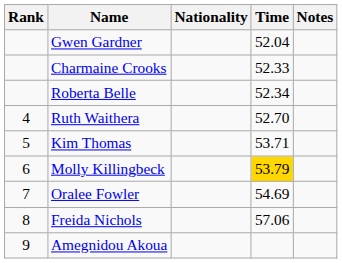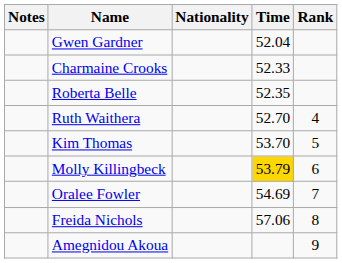columns swapped: (26, 17) <-> (315, 17)
(272, 93) 52.34 -> (273, 93) 52.35
(272, 143) 53.71 -> (273, 143) 53.70
